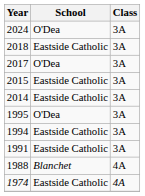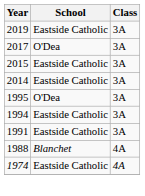- row: (18, 30)
+ row: (18, 30)
- row: (18, 47)
